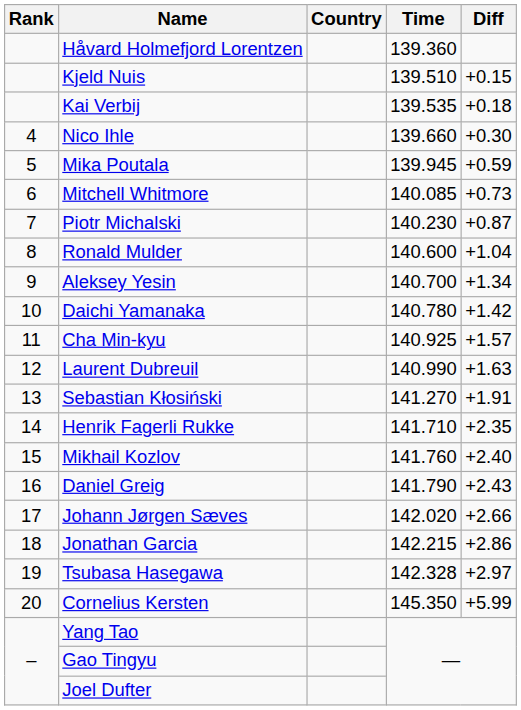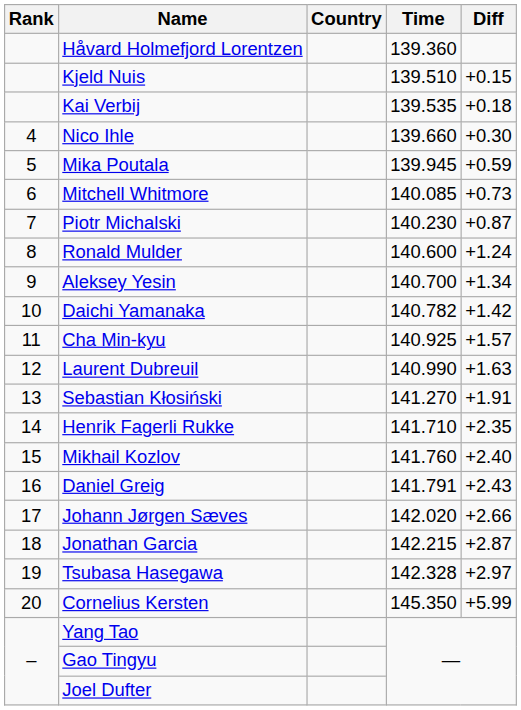(488, 252) +1.04 -> (488, 252) +1.24
(423, 310) 140.780 -> (423, 310) 140.782
(423, 485) 141.790 -> (423, 485) 141.791
(488, 544) +2.86 -> (488, 544) +2.87
